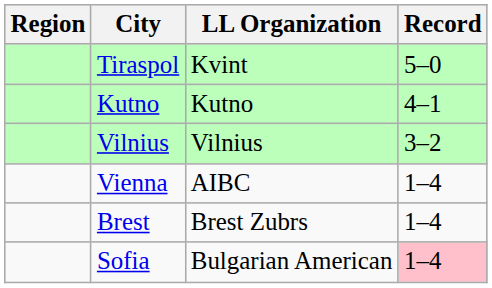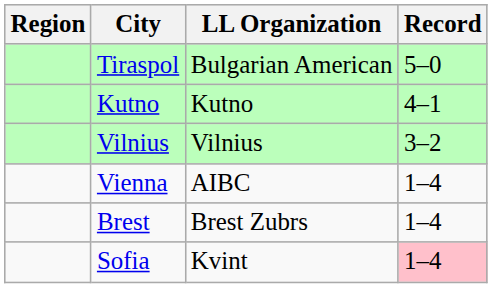(219, 63) Kvint -> (292, 63) Bulgarian American
(292, 261) Bulgarian American -> (219, 261) Kvint
